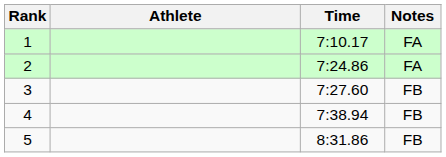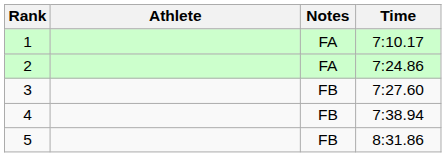columns swapped: (342, 16) <-> (413, 16)
